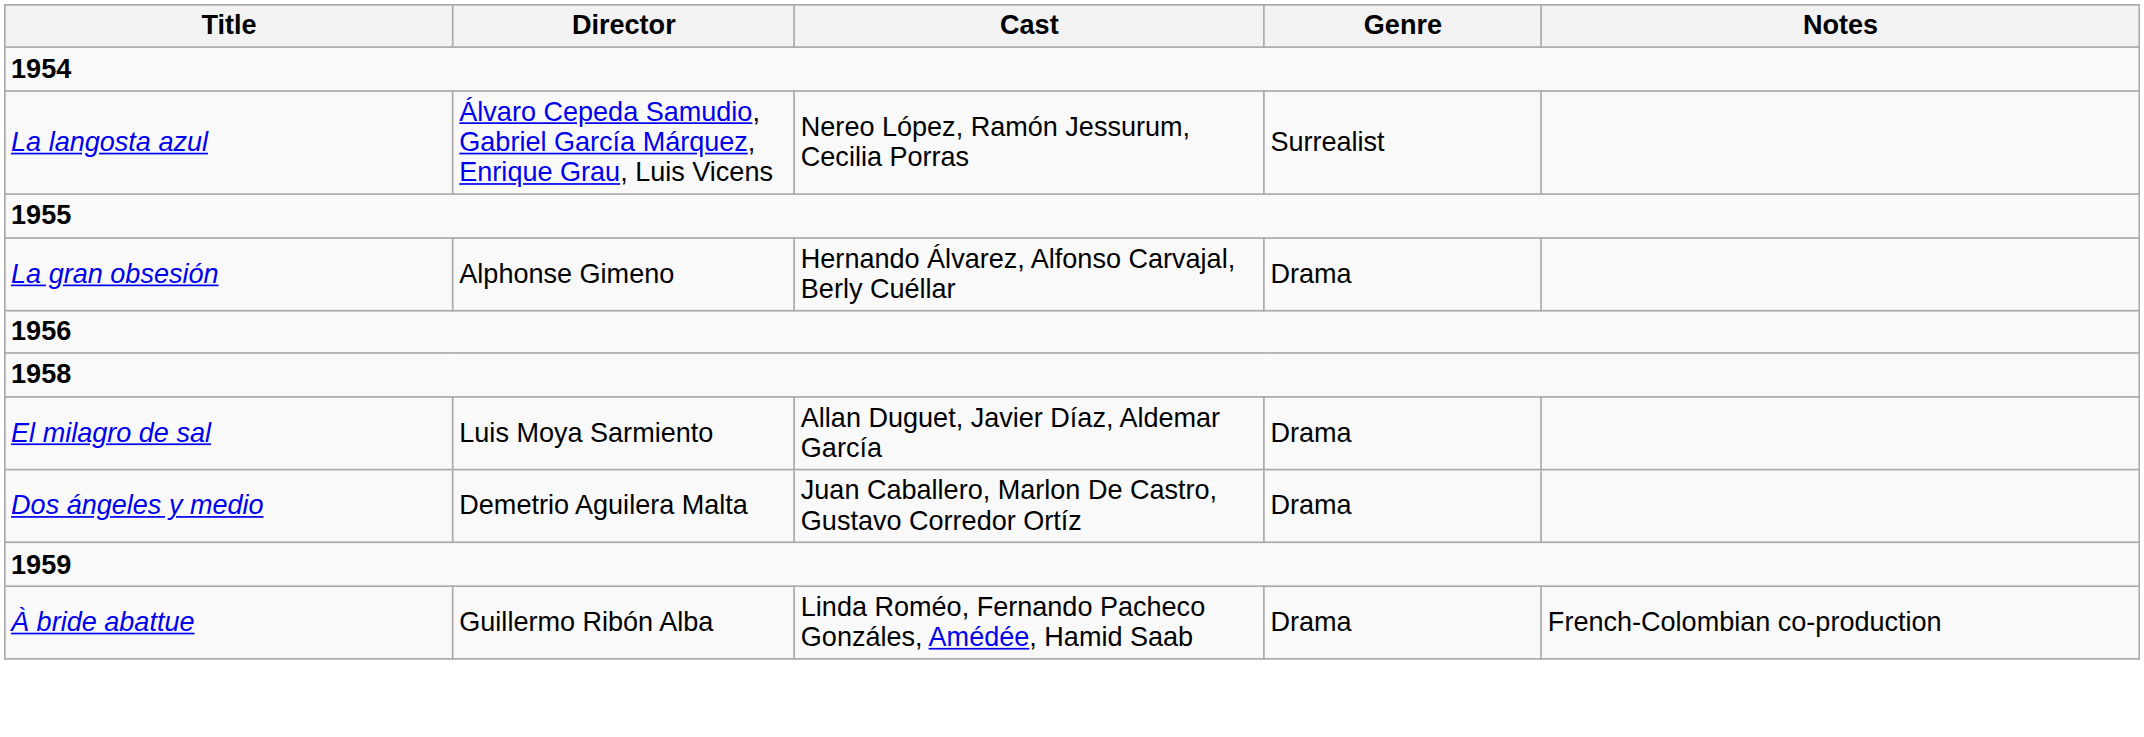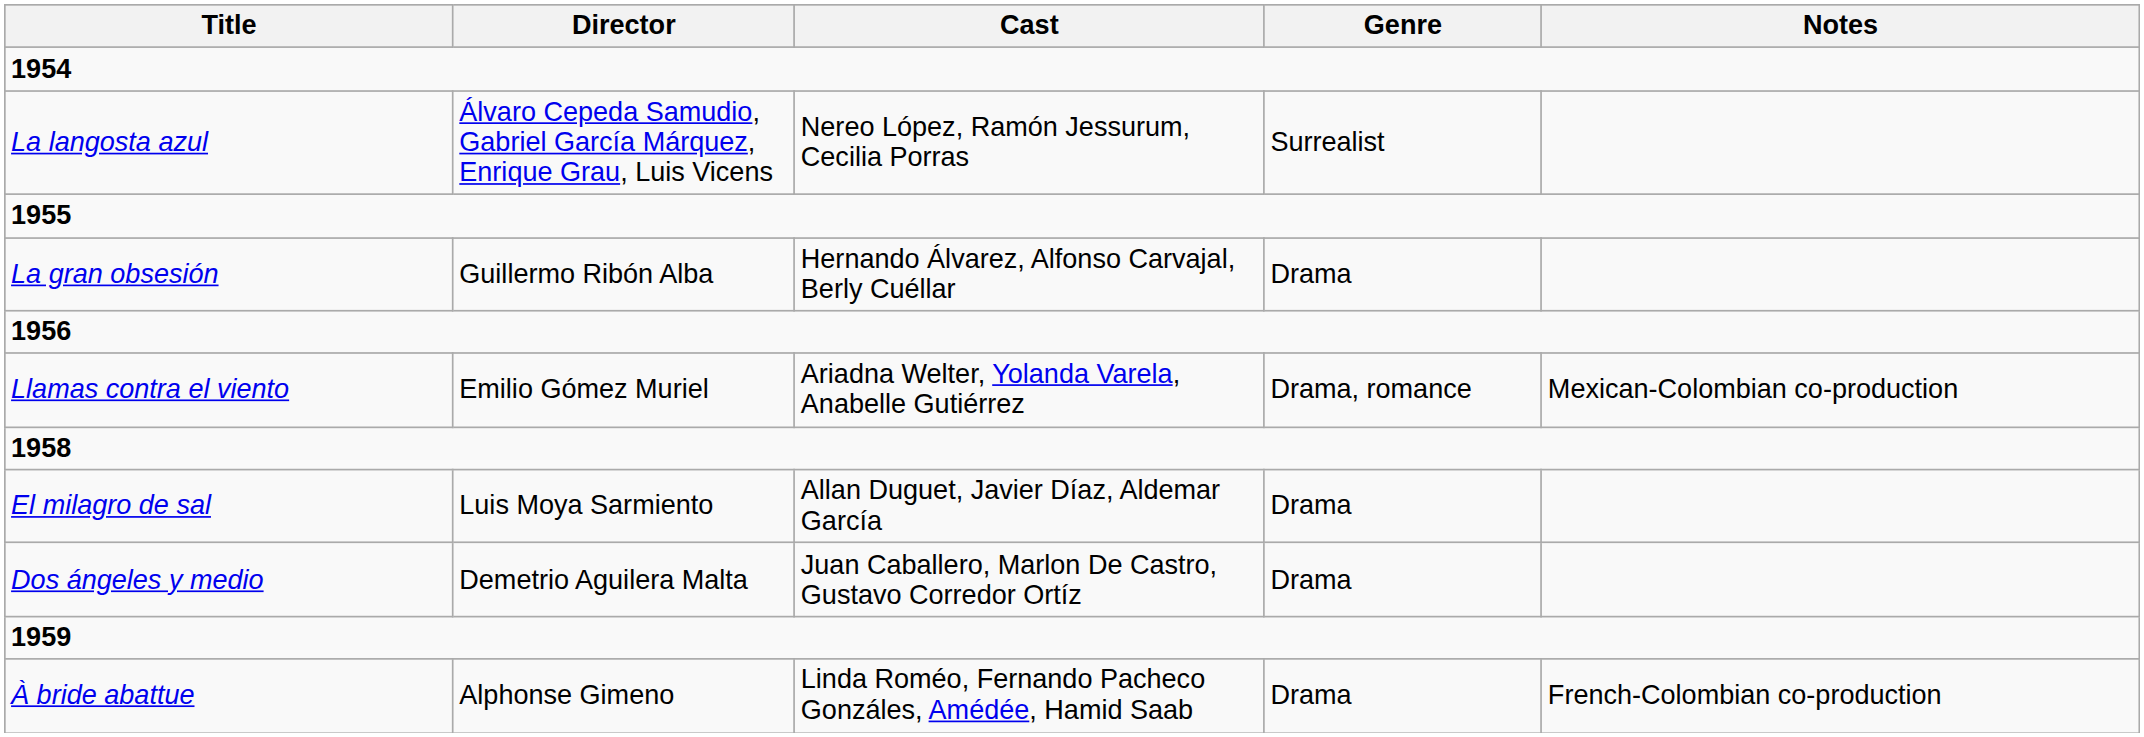(567, 273) Alphonse Gimeno -> (586, 273) Guillermo Ribón Alba
+ row: (150, 389)
(586, 622) Guillermo Ribón Alba -> (567, 695) Alphonse Gimeno
